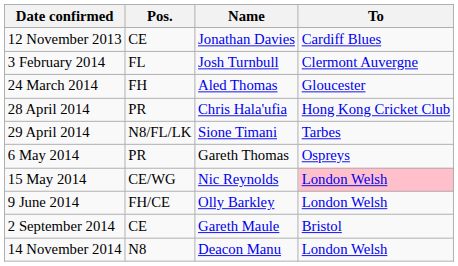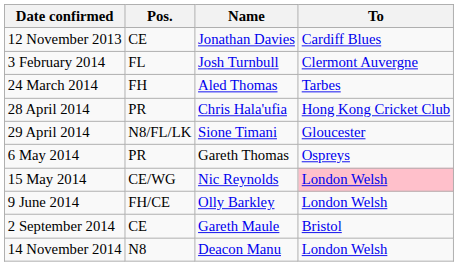(334, 86) Gloucester -> (321, 86) Tarbes
(321, 132) Tarbes -> (334, 132) Gloucester
